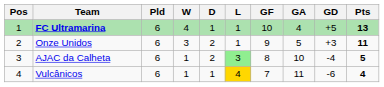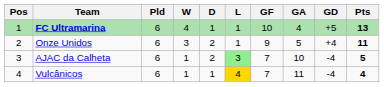(331, 43) +3 -> (331, 43) +4
(267, 58) 8 -> (267, 58) 7
(331, 74) -6 -> (331, 74) -4
